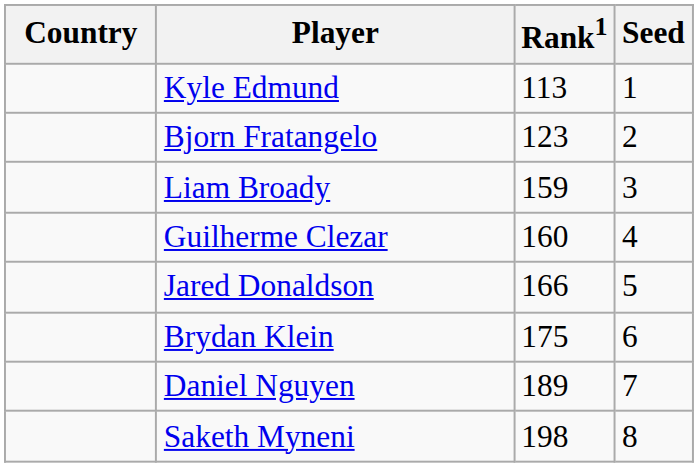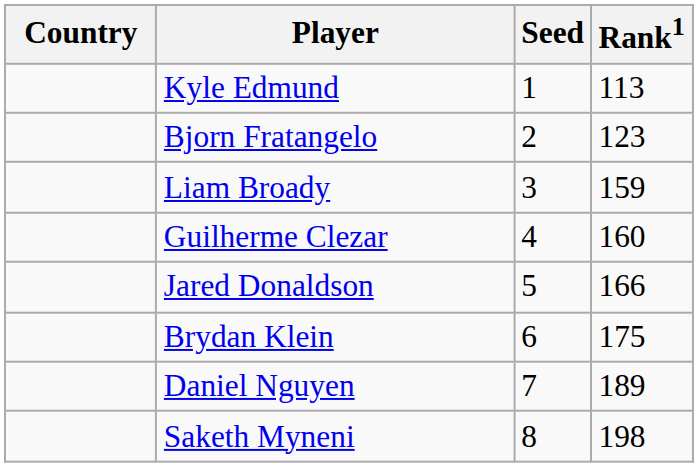columns swapped: (564, 33) <-> (653, 33)
